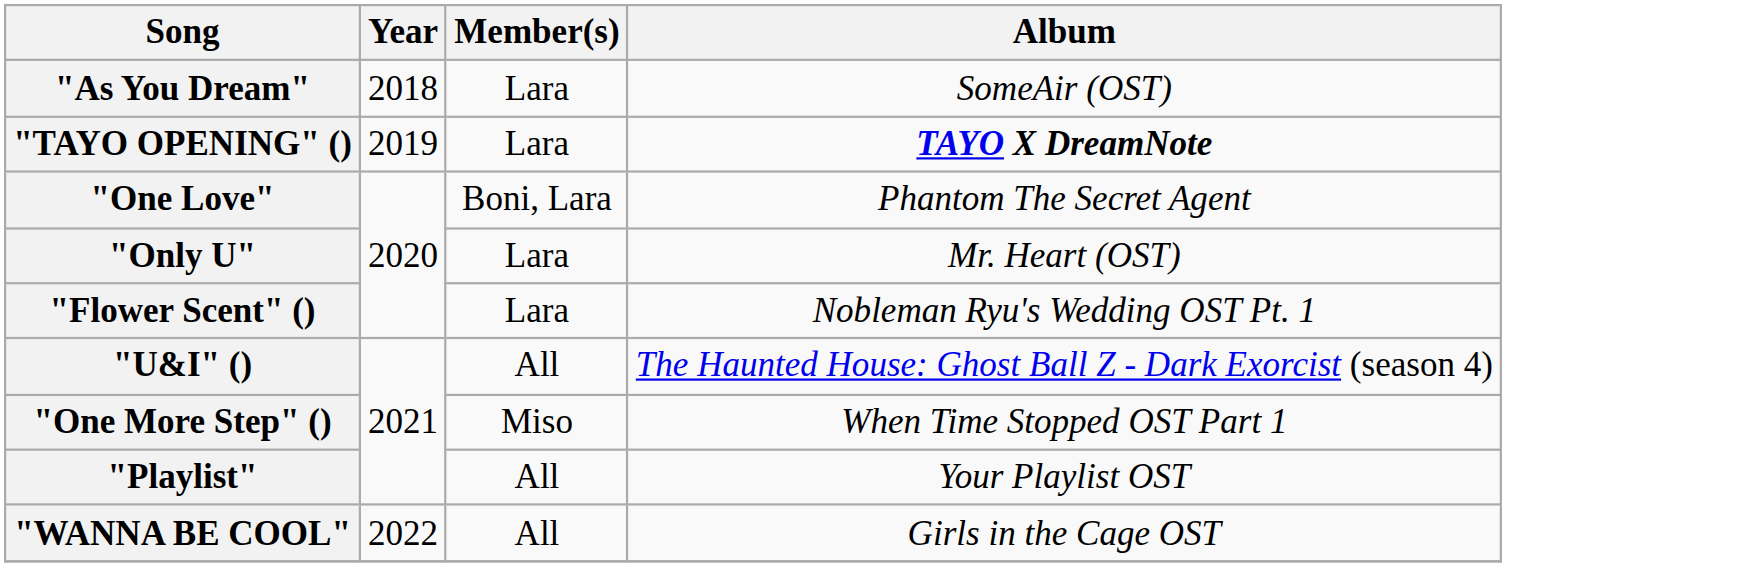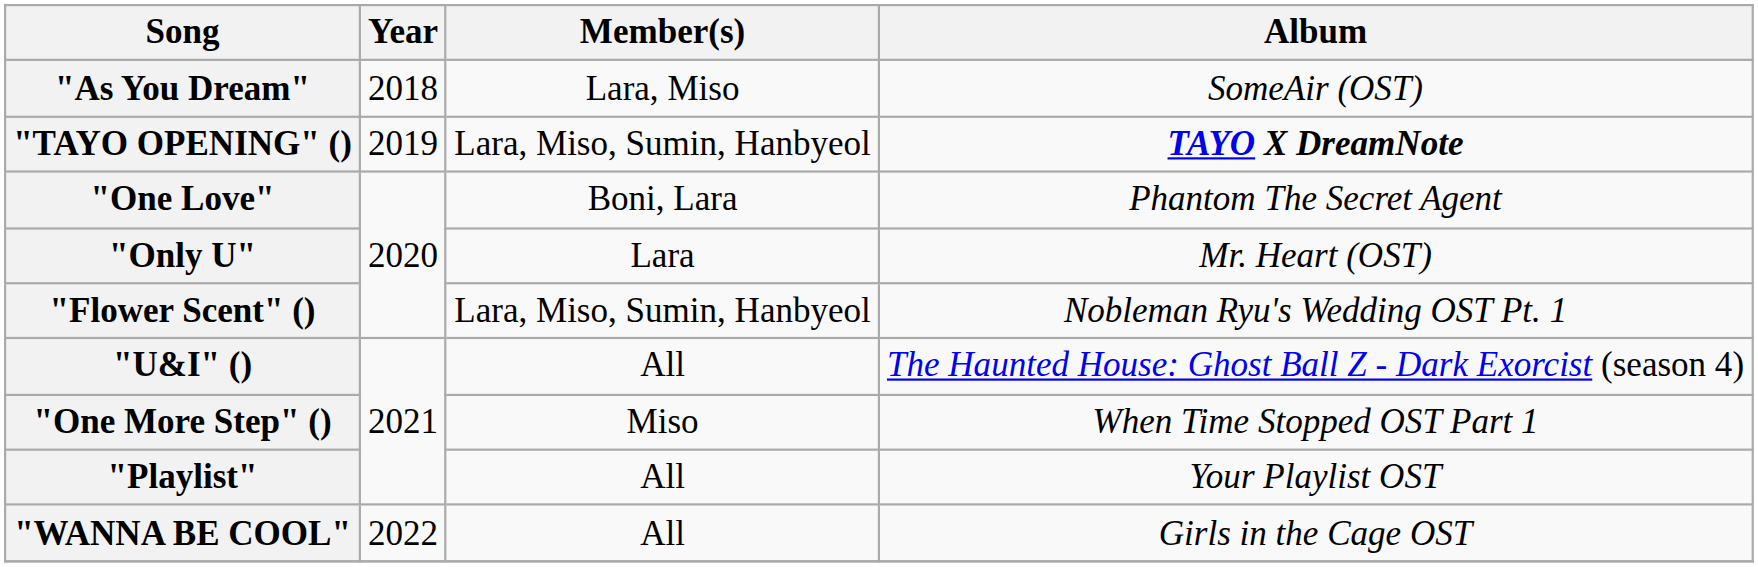(537, 87) Lara -> (663, 87) Lara, Miso
(537, 143) Lara -> (663, 143) Lara, Miso, Sumin, Hanbyeol
(537, 310) Lara -> (663, 310) Lara, Miso, Sumin, Hanbyeol
